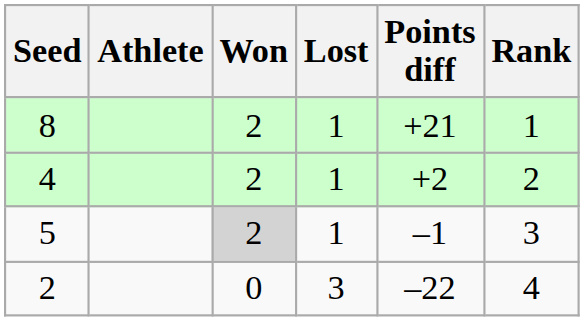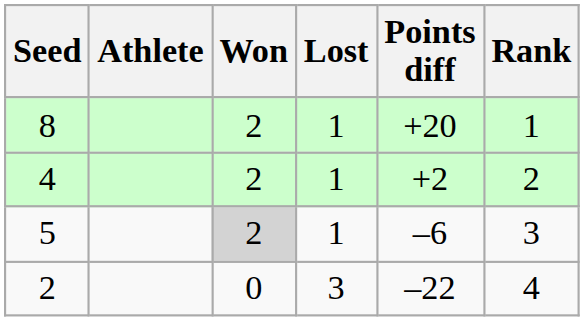(430, 124) +21 -> (430, 124) +20
(430, 233) –1 -> (430, 233) –6
